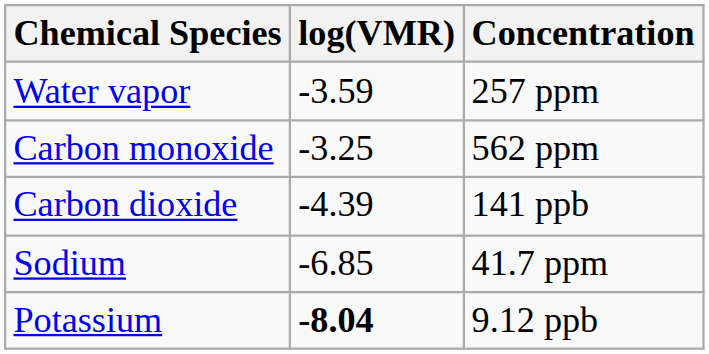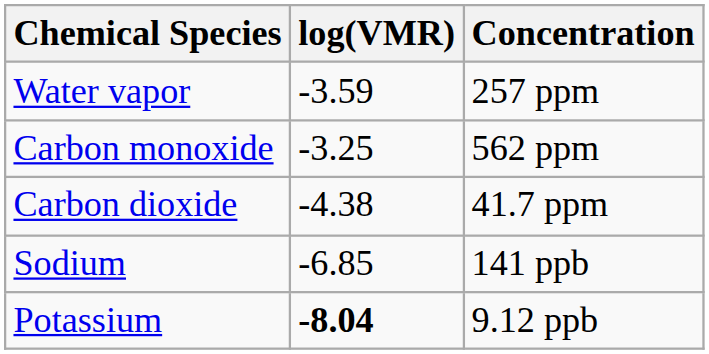(336, 205) -4.39 -> (336, 205) -4.38
(530, 205) 141 ppb -> (540, 205) 41.7 ppm
(540, 262) 41.7 ppm -> (530, 262) 141 ppb
